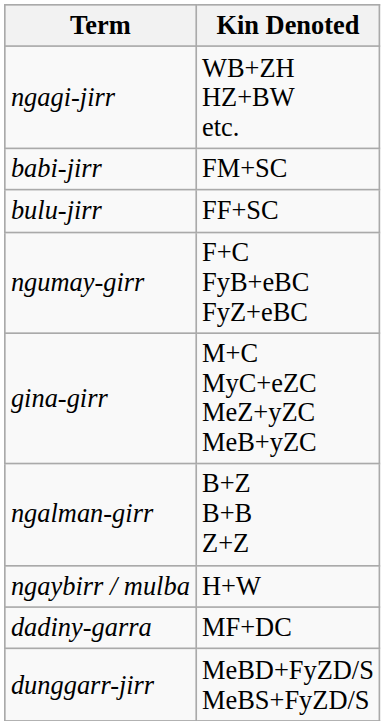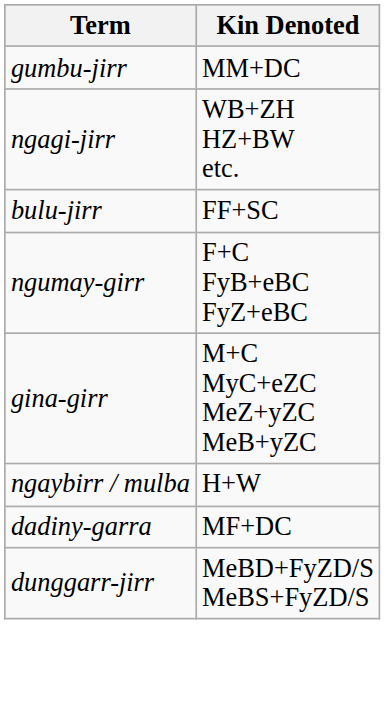+ row: (69, 67)
- row: (56, 168)
- row: (82, 514)
